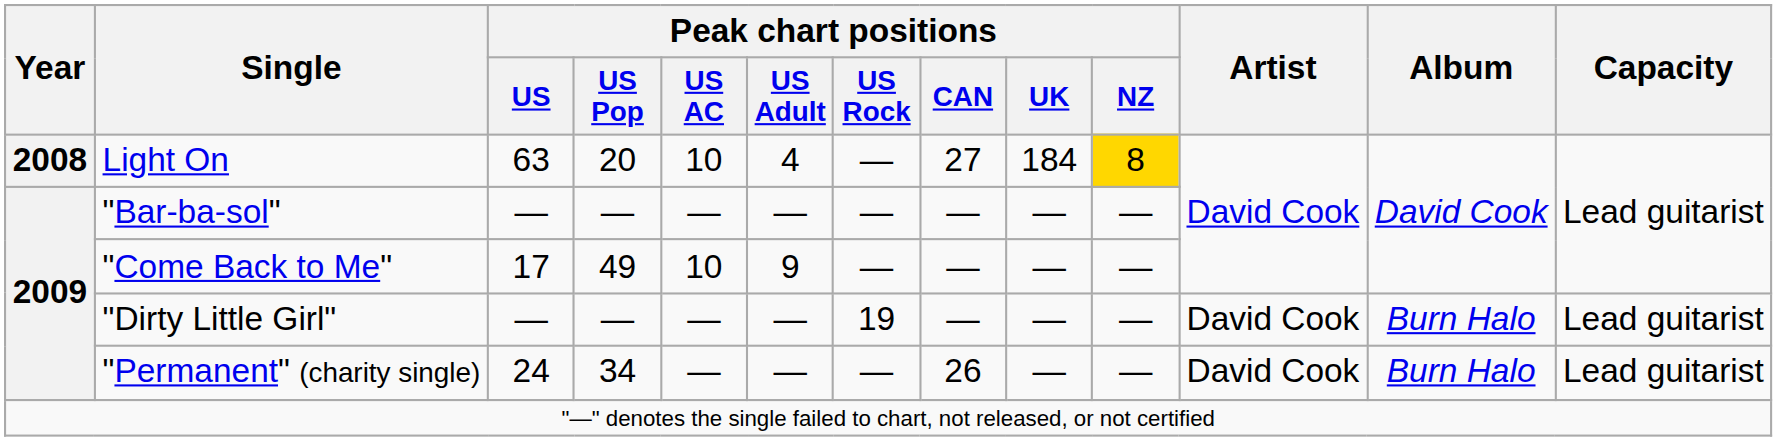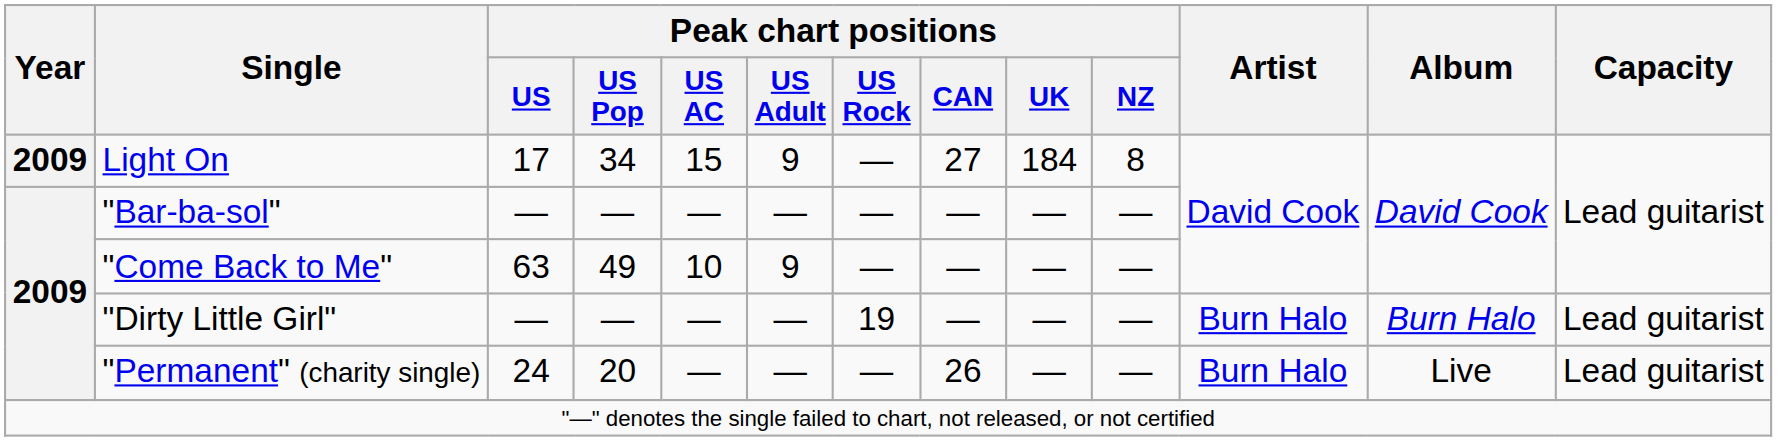(50, 159) 2008 -> (50, 159) 2009
(531, 159) 63 -> (531, 159) 17
(618, 159) 20 -> (618, 159) 34
(704, 159) 10 -> (704, 159) 15
(790, 159) 4 -> (790, 159) 9
(1136, 159) gold background -> (1136, 159) no background
(531, 266) 17 -> (531, 266) 63
(1273, 319) David Cook -> (1273, 319) Burn Halo
(618, 372) 34 -> (618, 372) 20
(1273, 372) David Cook -> (1273, 372) Burn Halo
(1461, 372) Burn Halo -> (1461, 372) Live
